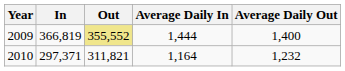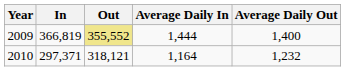(108, 55) 311,821 -> (108, 55) 318,121
